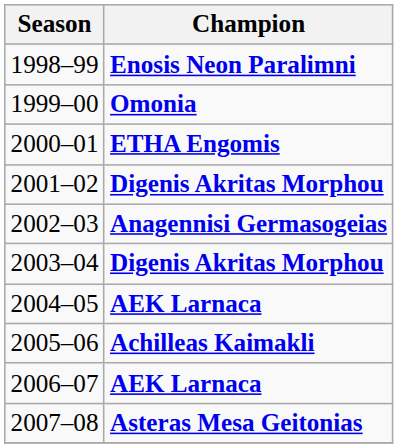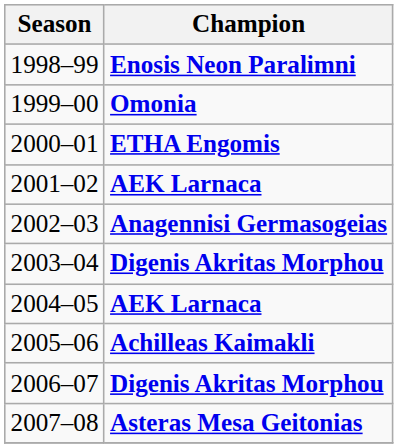(247, 183) Digenis Akritas Morphou -> (186, 183) AEK Larnaca
(186, 382) AEK Larnaca -> (247, 382) Digenis Akritas Morphou
